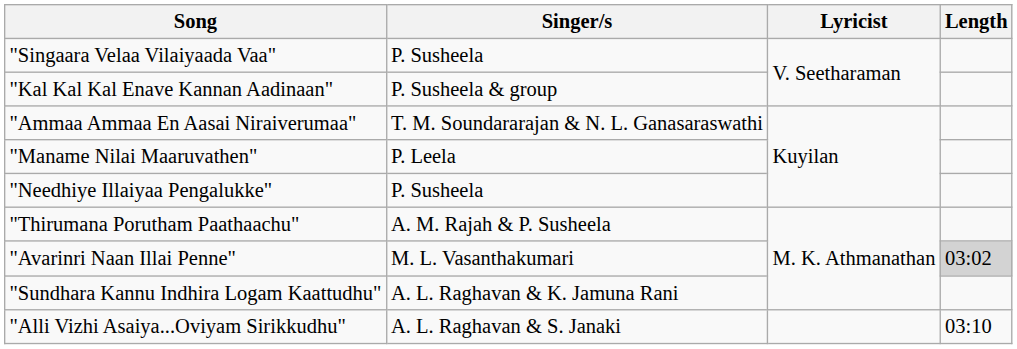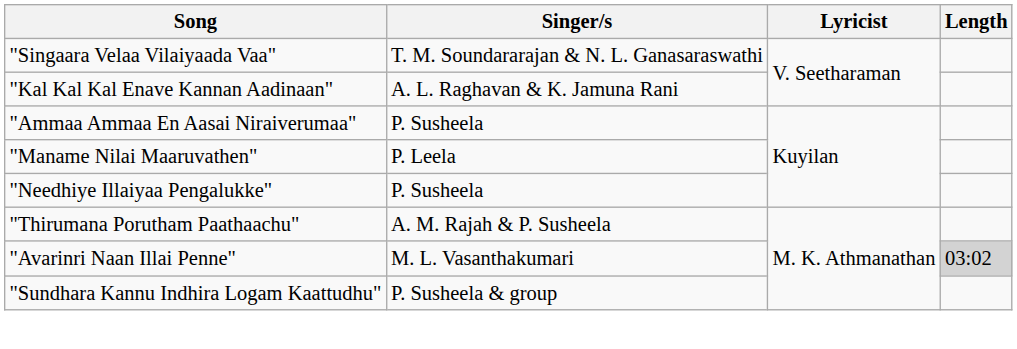(437, 55) P. Susheela -> (577, 55) T. M. Soundararajan & N. L. Ganasaraswathi
(474, 89) P. Susheela & group -> (535, 89) A. L. Raghavan & K. Jamuna Rani
(577, 123) T. M. Soundararajan & N. L. Ganasaraswathi -> (437, 123) P. Susheela
(535, 292) A. L. Raghavan & K. Jamuna Rani -> (474, 292) P. Susheela & group
- row: (178, 326)
